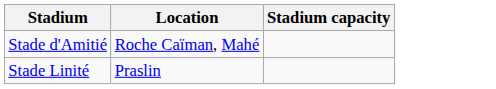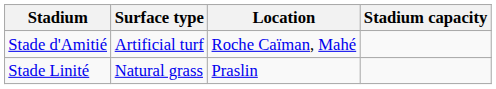+ column: (159, 17)
